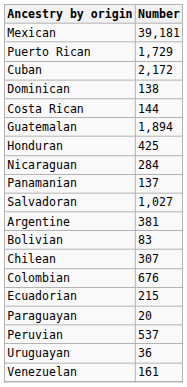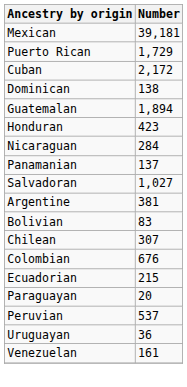- row: (46, 108)
(149, 146) 425 -> (149, 127) 423
